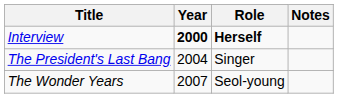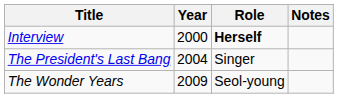(192, 37) bold -> (192, 37) normal
(192, 81) 2007 -> (192, 81) 2009
